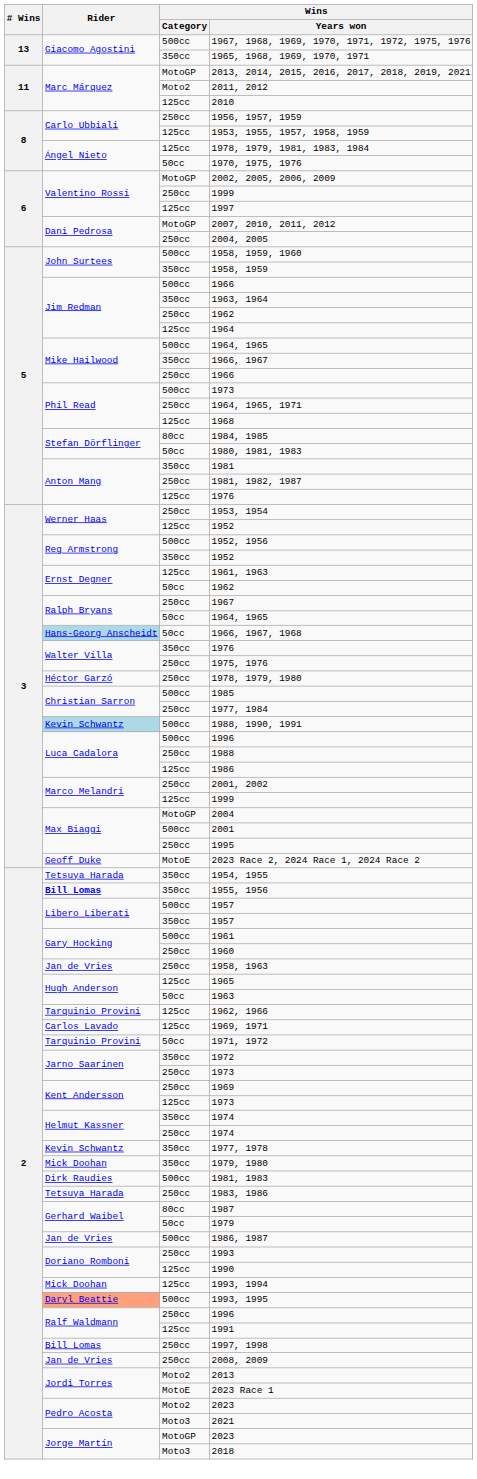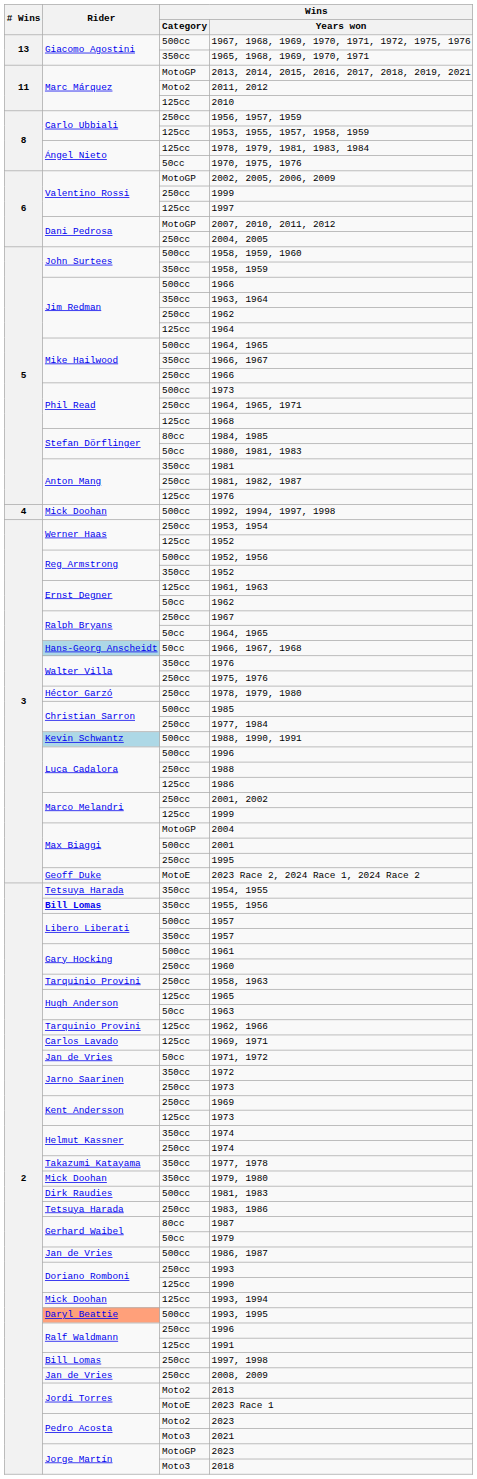+ row: (176, 512)
(79, 967) Jan de Vries -> (93, 982) Tarquinio Provini
(93, 1043) Tarquinio Provini -> (79, 1058) Jan de Vries
(84, 1149) Kevin Schwantz -> (93, 1164) Takazumi Katayama
